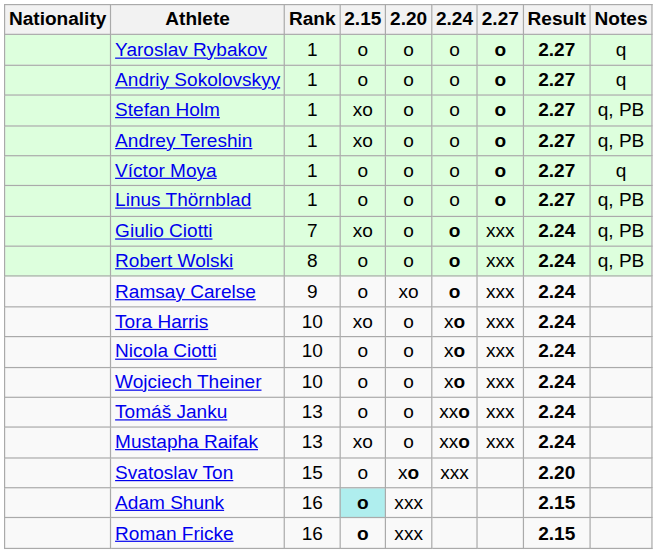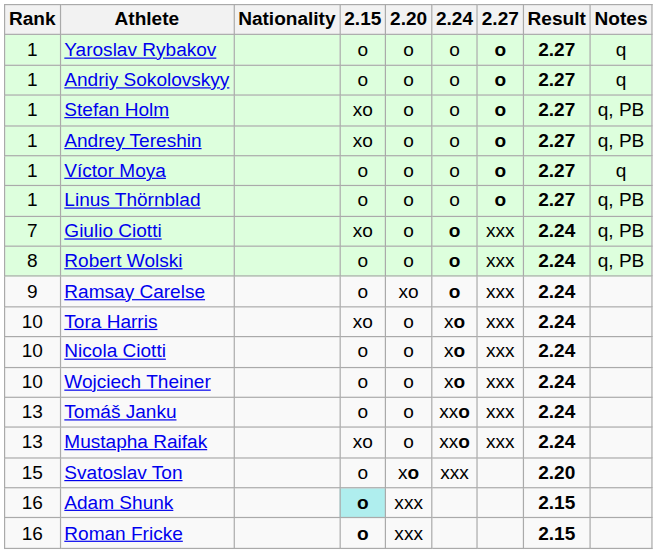columns swapped: (312, 19) <-> (58, 19)
